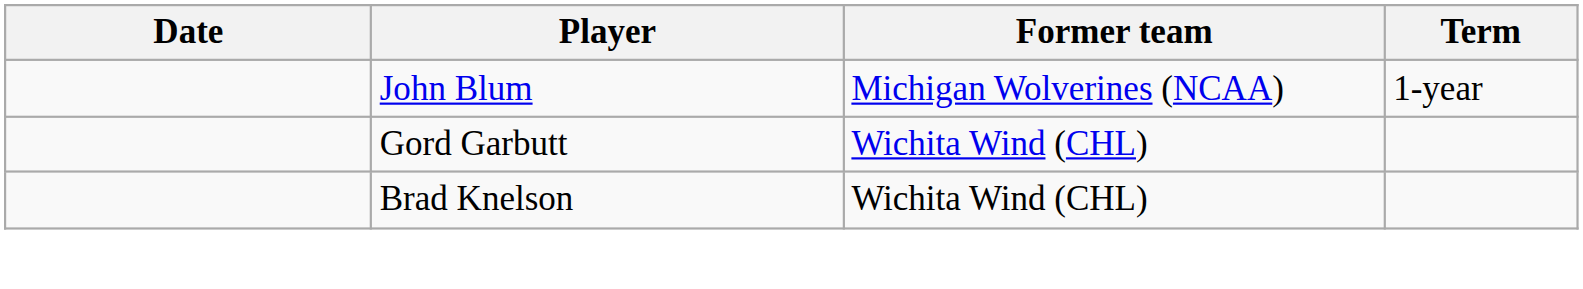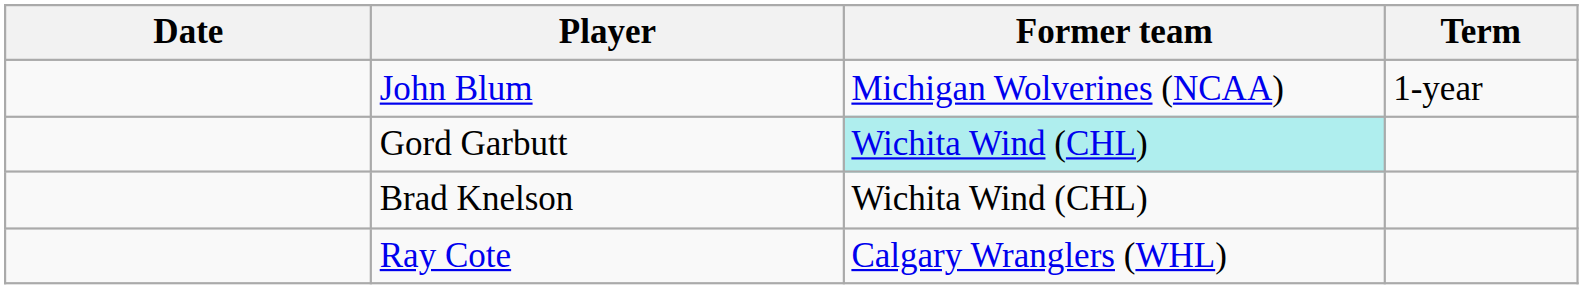(1000, 143) no background -> (1000, 143) paleturquoise background
+ row: (445, 254)
